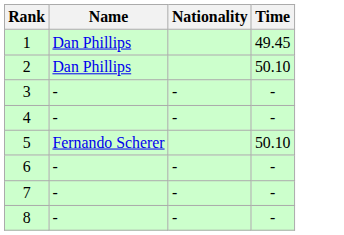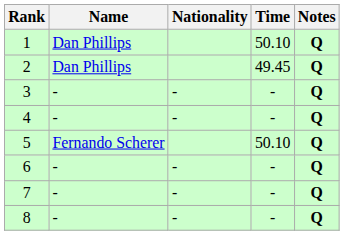+ column: (317, 17)
(273, 42) 49.45 -> (273, 42) 50.10
(273, 67) 50.10 -> (273, 67) 49.45
